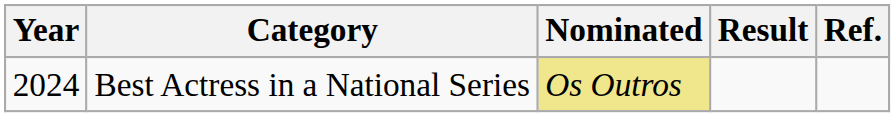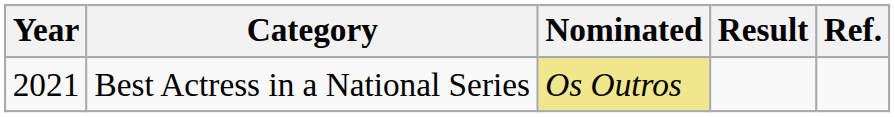(46, 83) 2024 -> (46, 83) 2021
